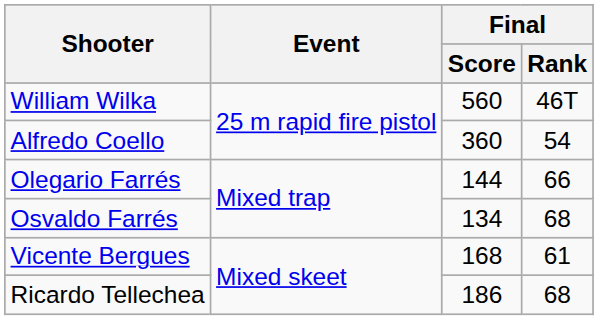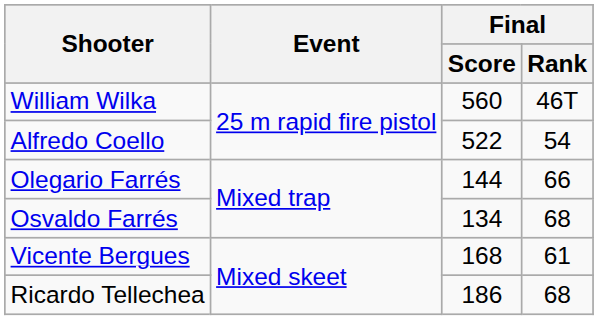(482, 141) 360 -> (482, 141) 522
